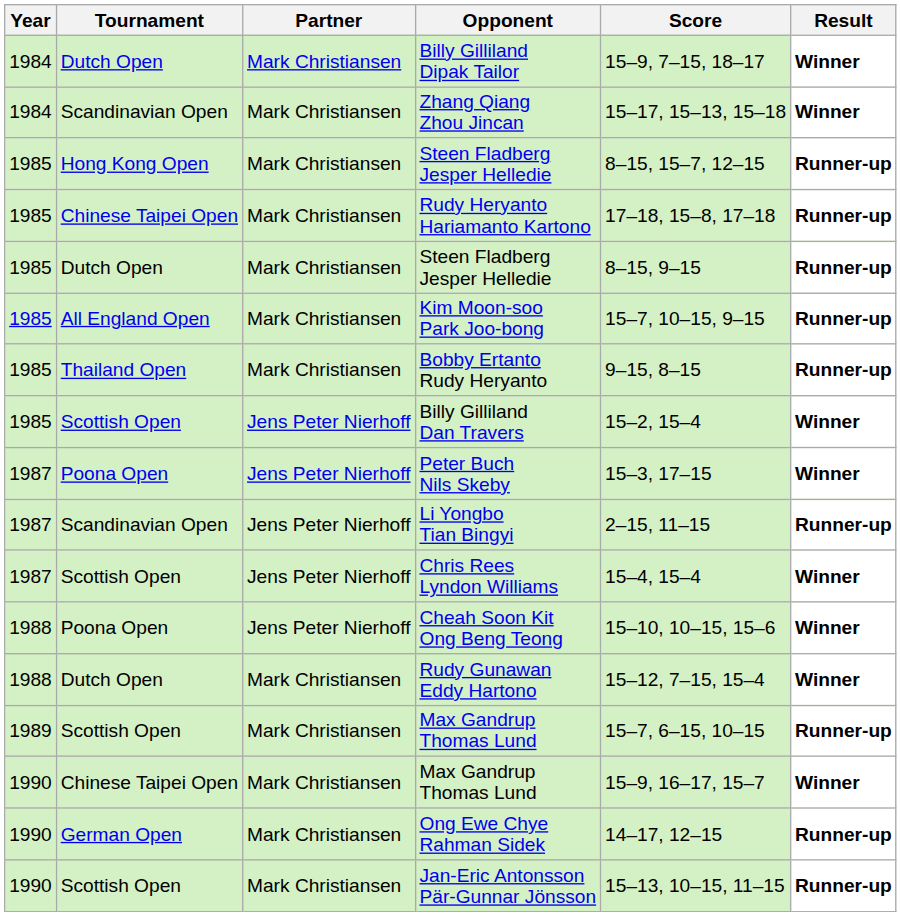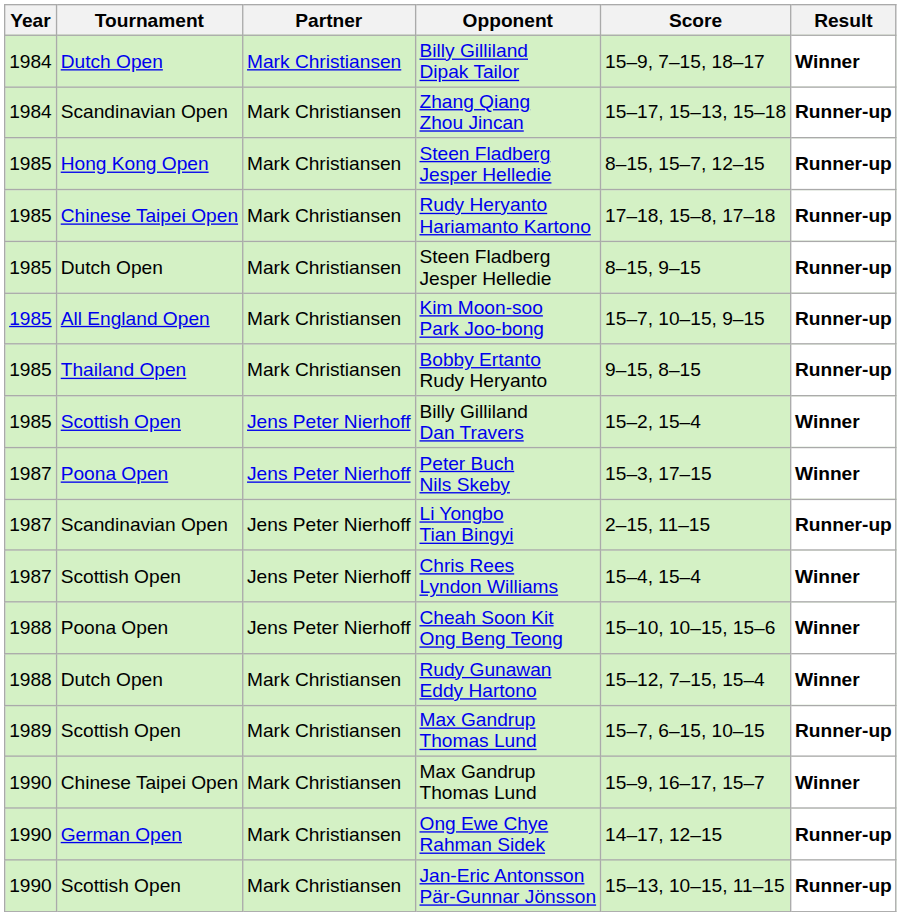(827, 113) Winner -> (843, 113) Runner-up
